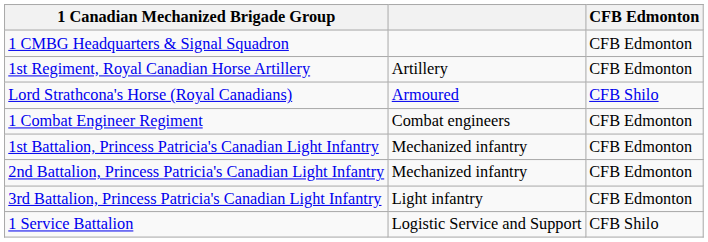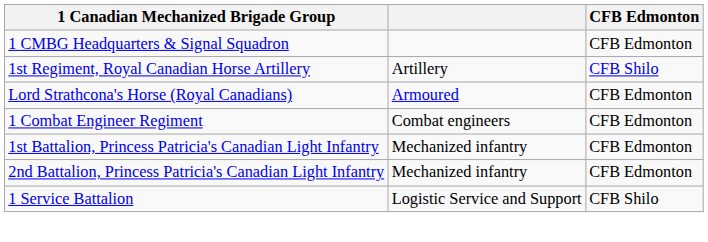(641, 69) CFB Edmonton -> (624, 69) CFB Shilo
(624, 95) CFB Shilo -> (641, 95) CFB Edmonton
- row: (195, 198)
